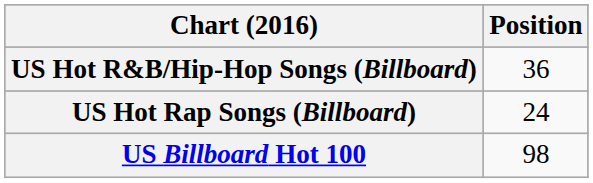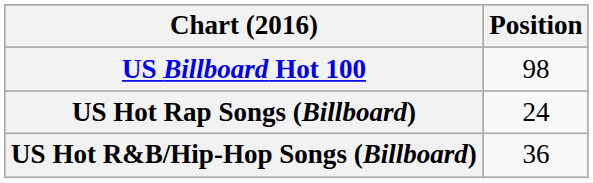rows swapped: (244, 154) <-> (244, 68)
